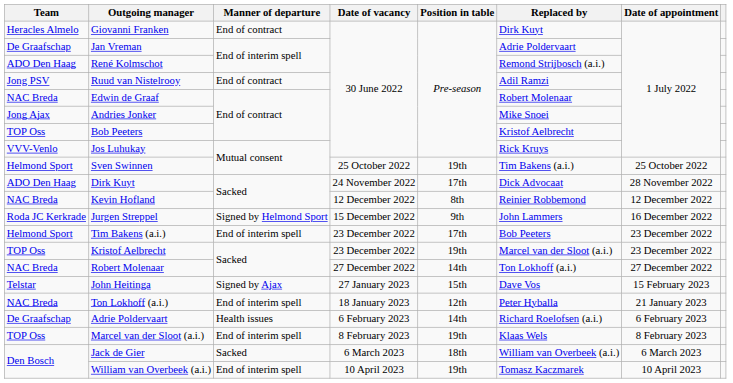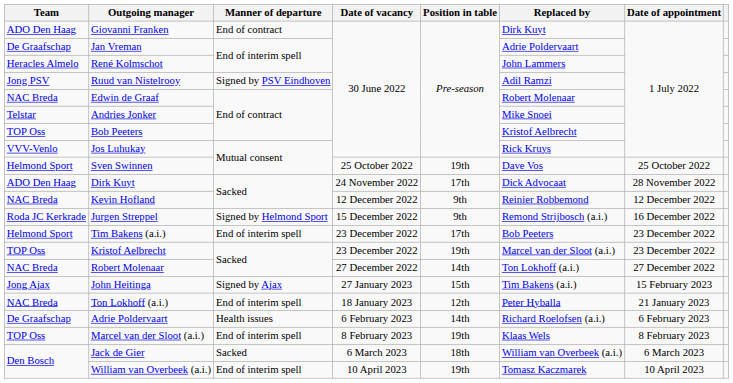(43, 30) Heracles Almelo -> (41, 30) ADO Den Haag
(41, 64) ADO Den Haag -> (43, 64) Heracles Almelo
(552, 64) Remond Strijbosch (a.i.) -> (534, 64) John Lammers
(249, 81) End of contract -> (273, 81) Signed by PSV Eindhoven
(28, 115) Jong Ajax -> (21, 115) Telstar
(536, 166) Tim Bakens (a.i.) -> (522, 166) Dave Vos
(457, 200) 8th -> (460, 200) 9th
(531, 217) John Lammers -> (555, 217) Remond Strijbosch (a.i.)
(21, 285) Telstar -> (28, 285) Jong Ajax
(520, 285) Dave Vos -> (539, 285) Tim Bakens (a.i.)
